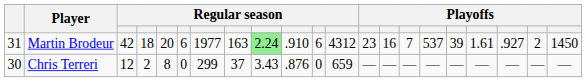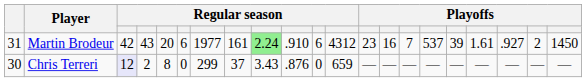(147, 43) 18 -> (147, 43) 43
(238, 43) 163 -> (238, 43) 161
(127, 65) no background -> (127, 65) lavender background
